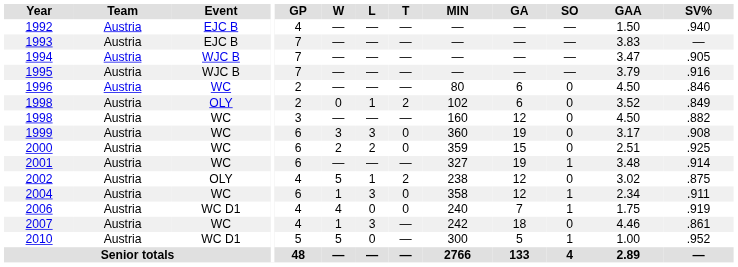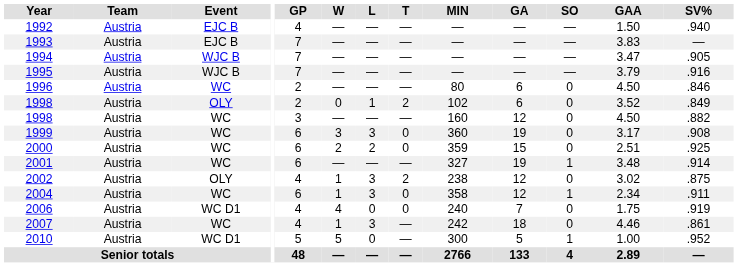(338, 178) 5 -> (338, 178) 1
(372, 178) 1 -> (372, 178) 3
(570, 209) 1 -> (570, 209) 0
